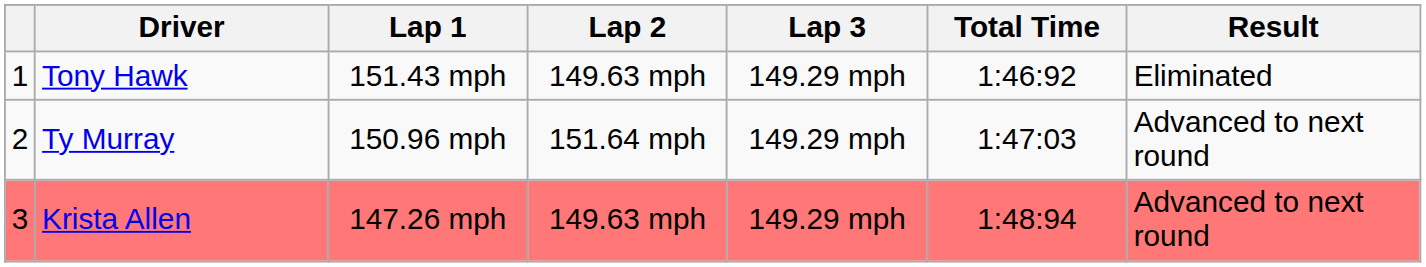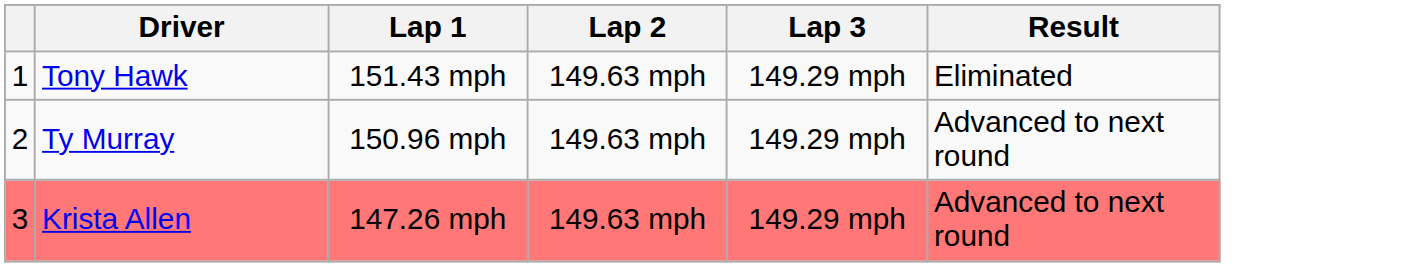- column: (1027, 28)
(627, 139) 151.64 mph -> (627, 139) 149.63 mph
